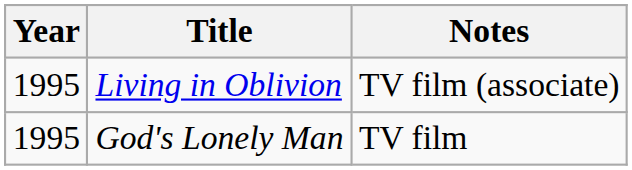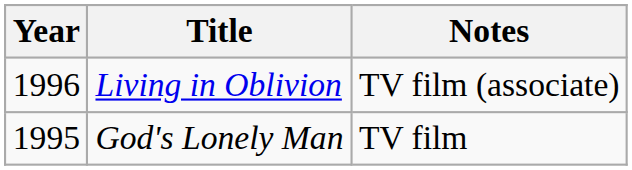(46, 84) 1995 -> (46, 84) 1996
